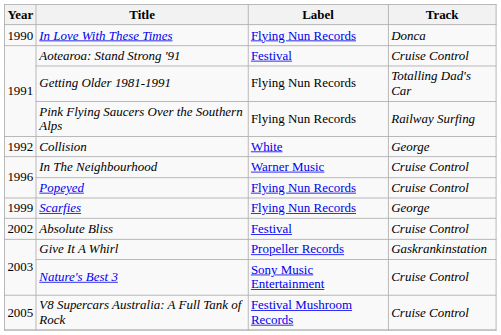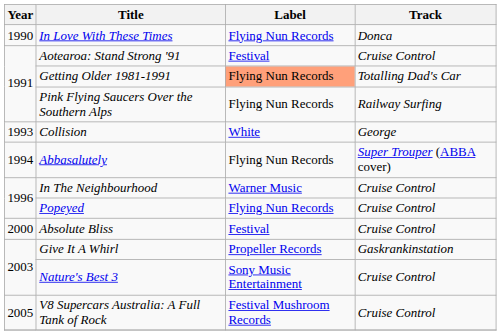(303, 83) no background -> (281, 76) lightsalmon background
(20, 146) 1992 -> (20, 132) 1993
+ row: (73, 159)
- row: (60, 208)
(20, 228) 2002 -> (20, 228) 2000
